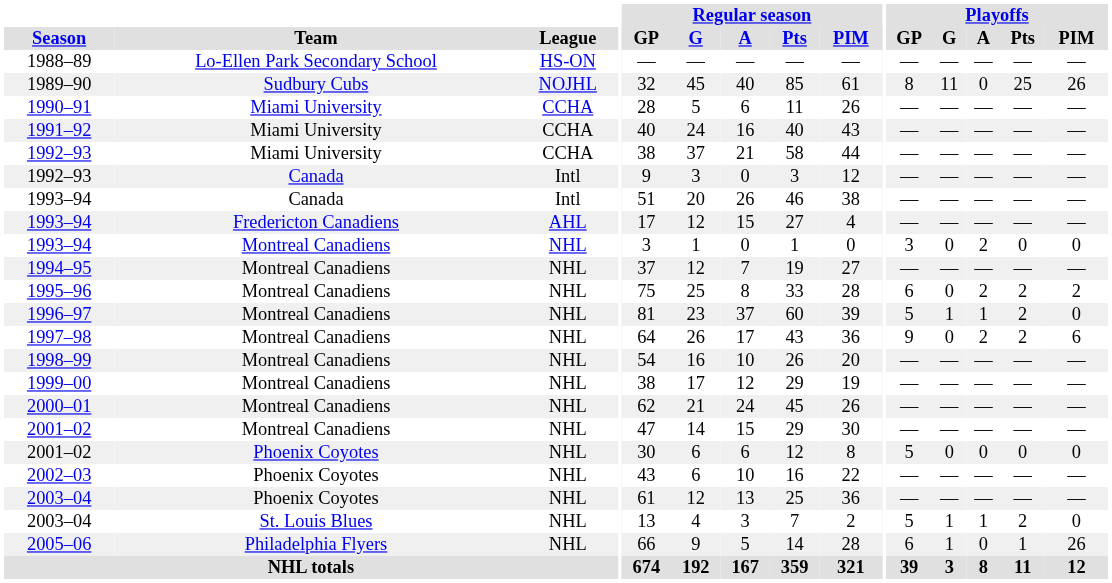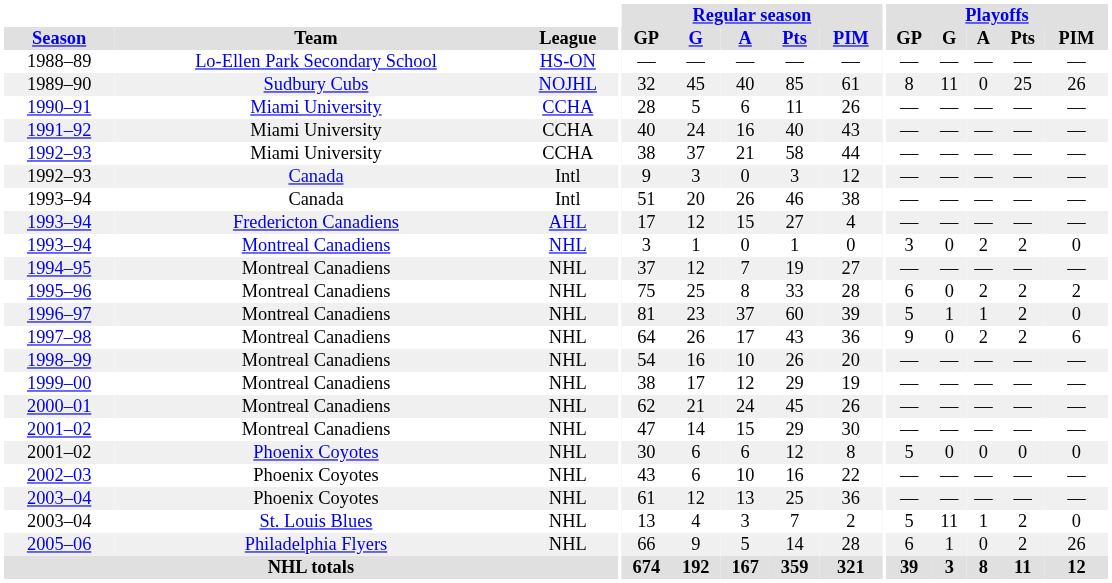(1023, 245) 0 -> (1023, 245) 2
(949, 521) 1 -> (949, 521) 11
(1023, 544) 1 -> (1023, 544) 2
